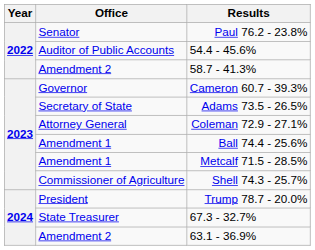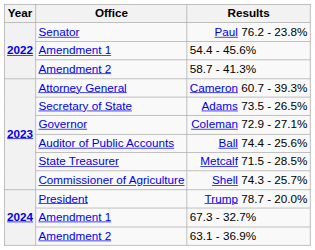(106, 50) Auditor of Public Accounts -> (75, 50) Amendment 1
(63, 87) Governor -> (83, 87) Attorney General
(83, 124) Attorney General -> (63, 124) Governor
(75, 143) Amendment 1 -> (106, 143) Auditor of Public Accounts
(75, 161) Amendment 1 -> (79, 161) State Treasurer
(79, 217) State Treasurer -> (75, 217) Amendment 1
